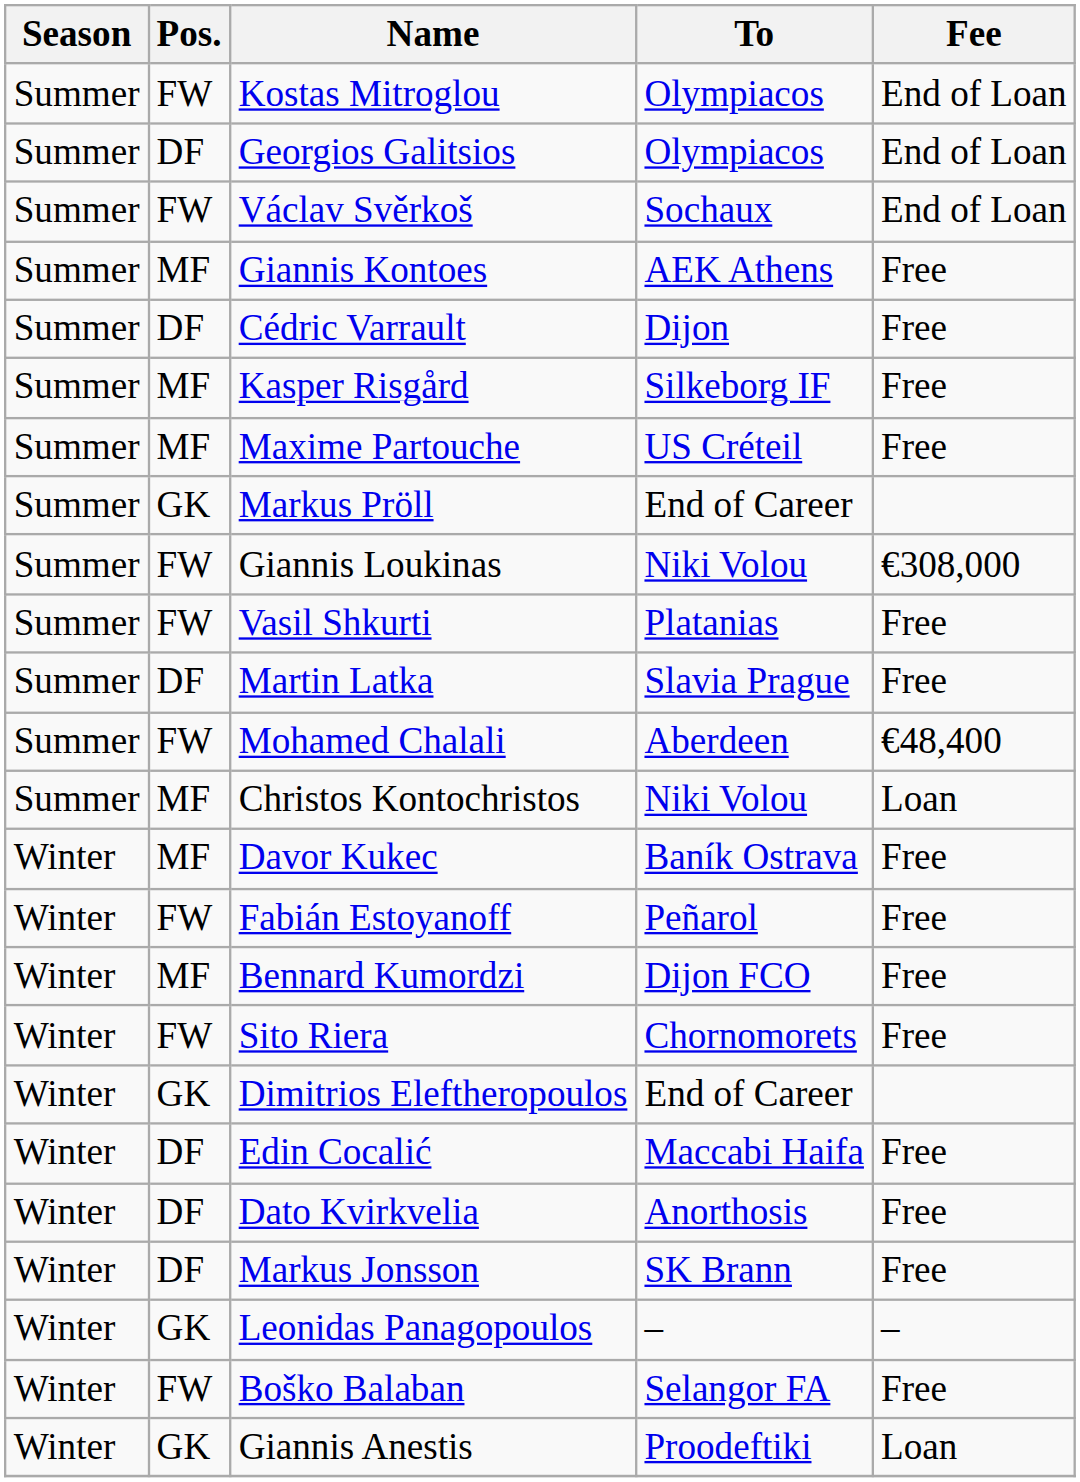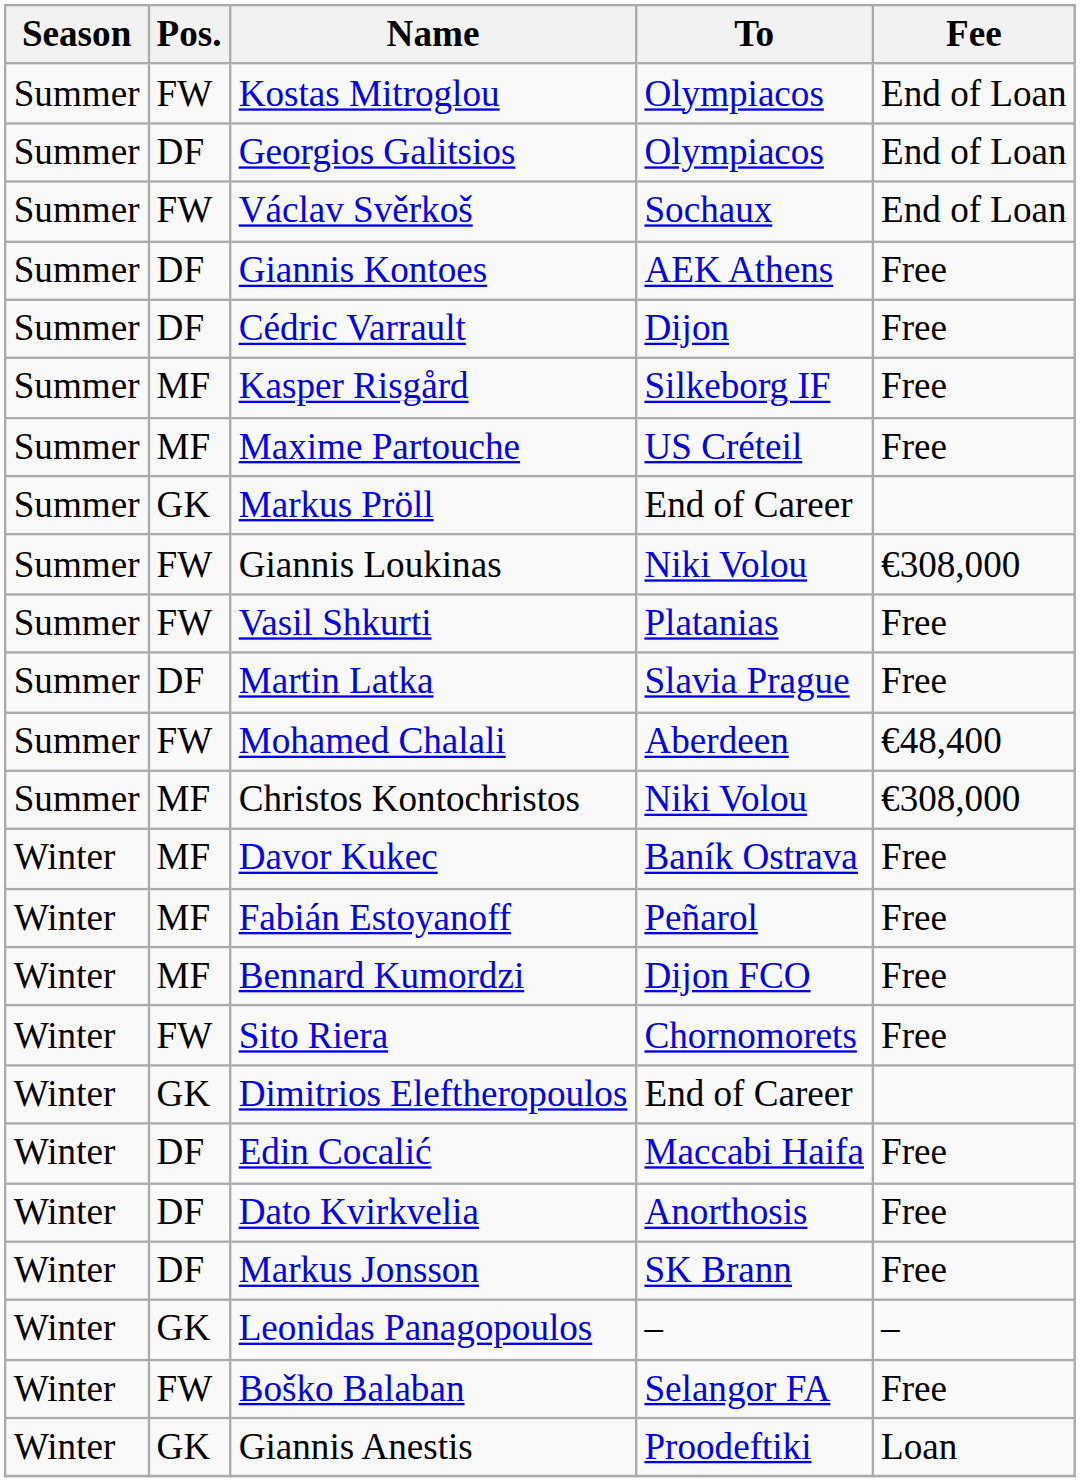(183, 269) MF -> (180, 269) DF
(919, 799) Loan -> (951, 799) €308,000
(184, 916) FW -> (183, 916) MF
